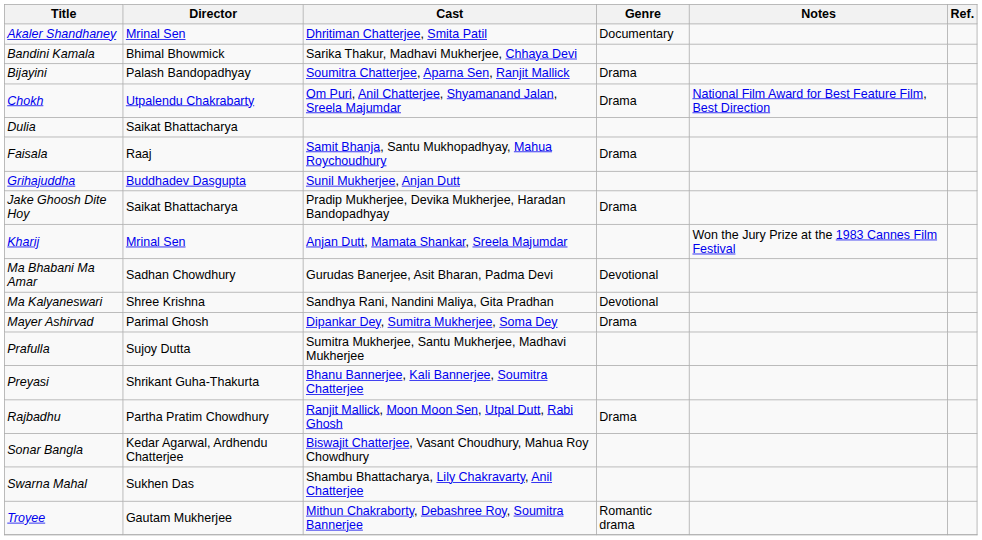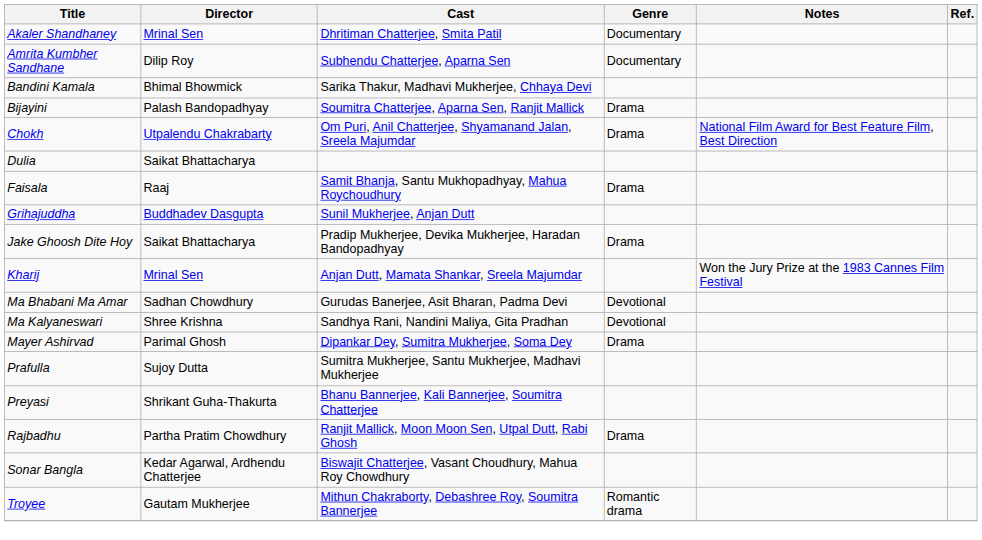+ row: (52, 61)
- row: (47, 484)
